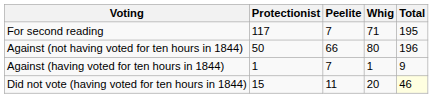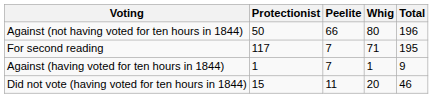rows swapped: (55, 31) <-> (125, 48)
(405, 84) lightyellow background -> (405, 84) no background
